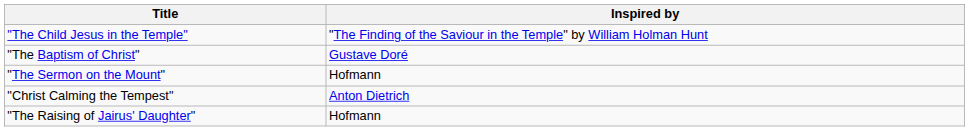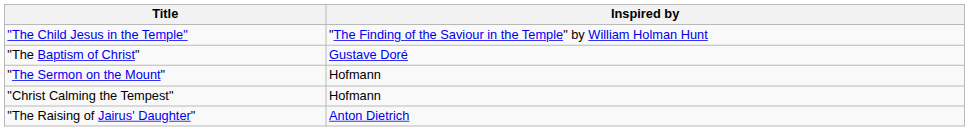(369, 95) Anton Dietrich -> (355, 95) Hofmann
(355, 116) Hofmann -> (369, 116) Anton Dietrich
